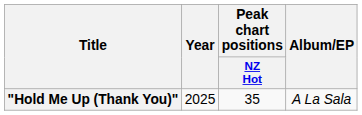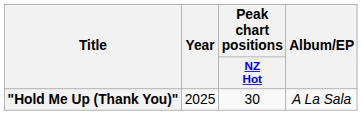(252, 99) 35 -> (252, 99) 30
